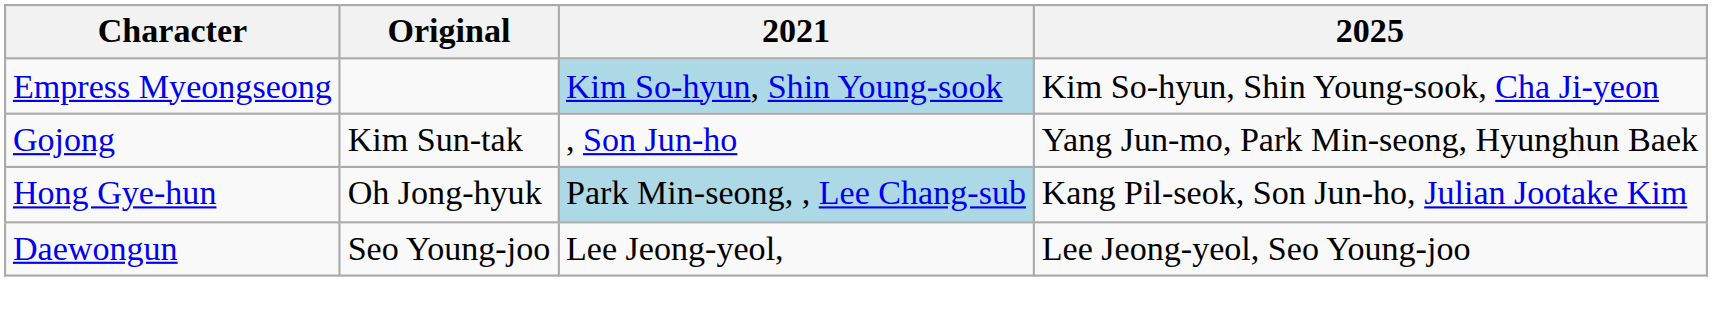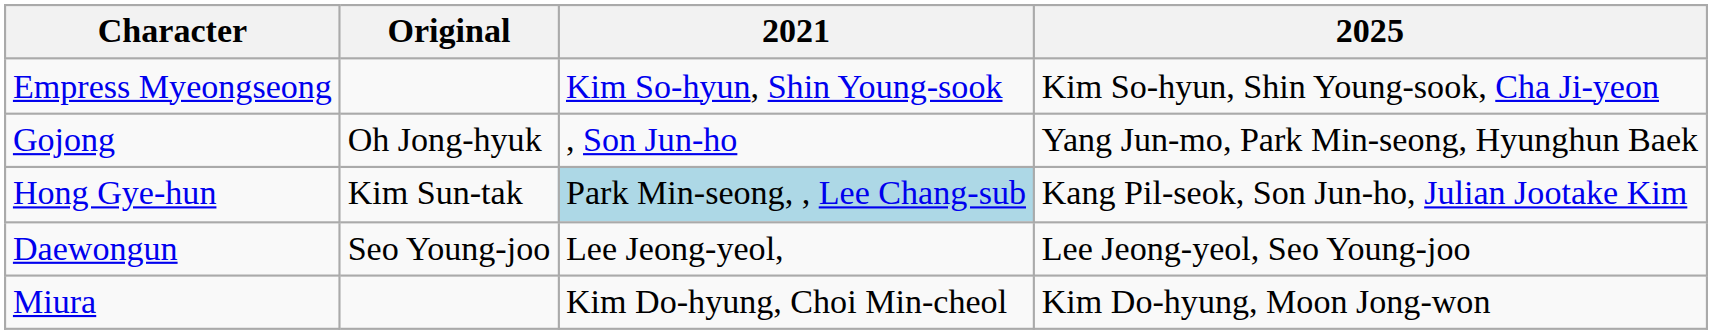(784, 85) lightblue background -> (784, 85) no background
(435, 139) Kim Sun-tak -> (445, 139) Oh Jong-hyuk
(445, 193) Oh Jong-hyuk -> (435, 193) Kim Sun-tak
+ row: (55, 301)
